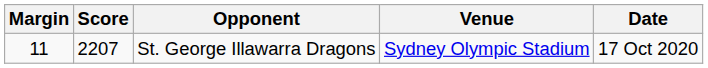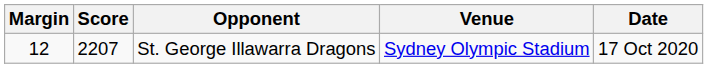(39, 48) 11 -> (39, 48) 12
